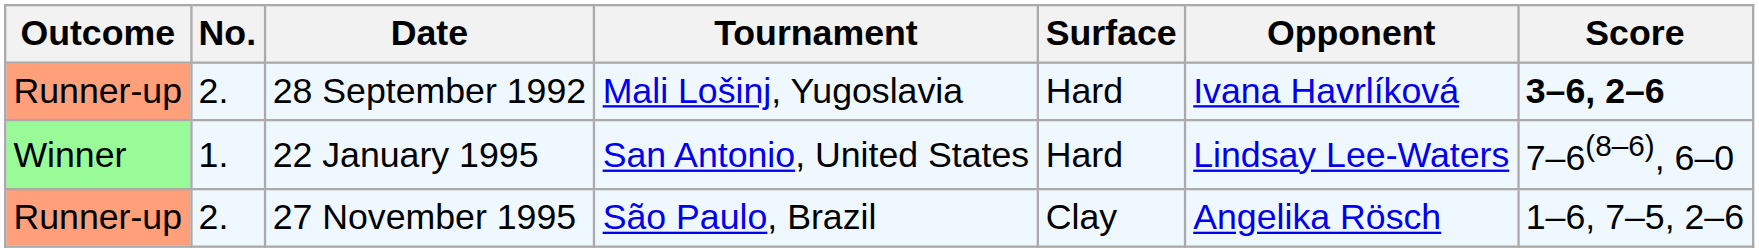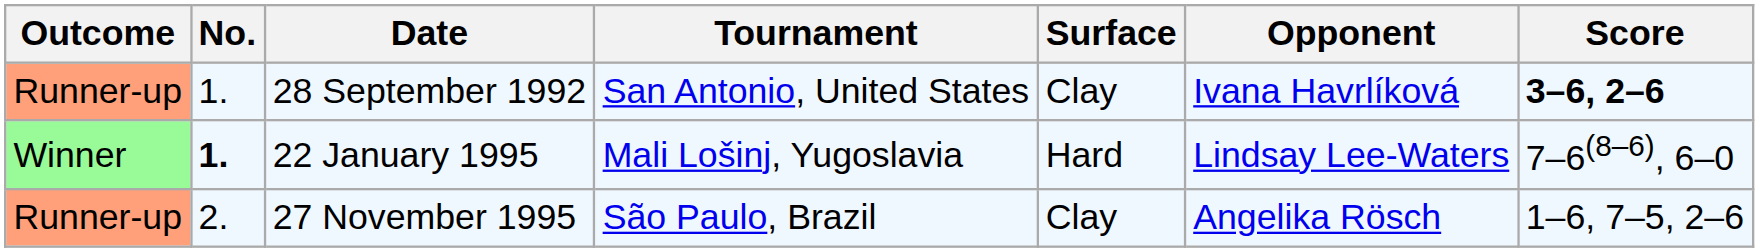(213, 90) 2. -> (213, 90) 1.
(783, 90) Mali Lošinj, Yugoslavia -> (816, 90) San Antonio, United States
(1084, 90) Hard -> (1081, 90) Clay
(213, 153) normal -> (213, 153) bold
(816, 153) San Antonio, United States -> (783, 153) Mali Lošinj, Yugoslavia
